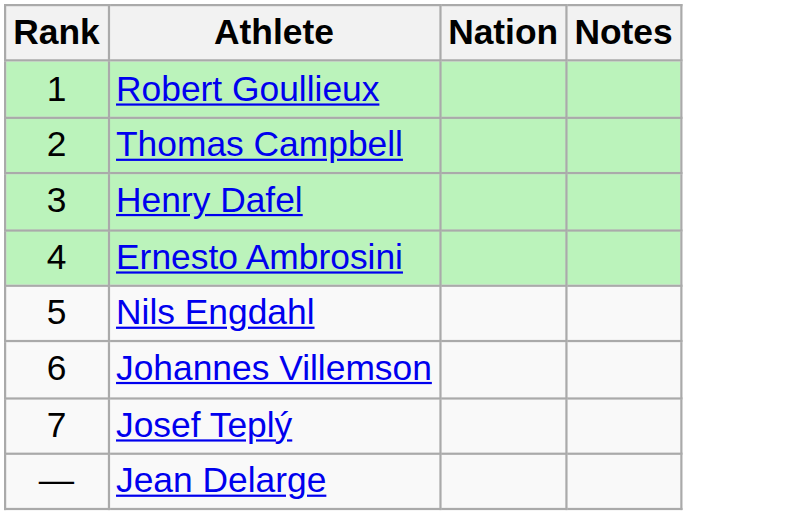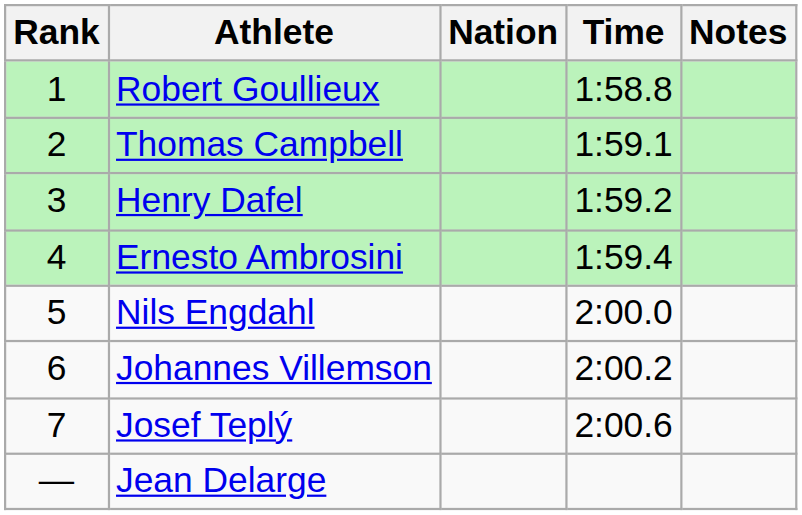+ column: (624, 32)
